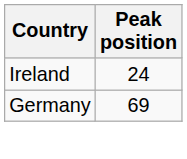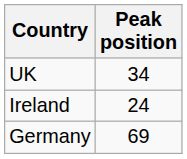+ row: (23, 74)
